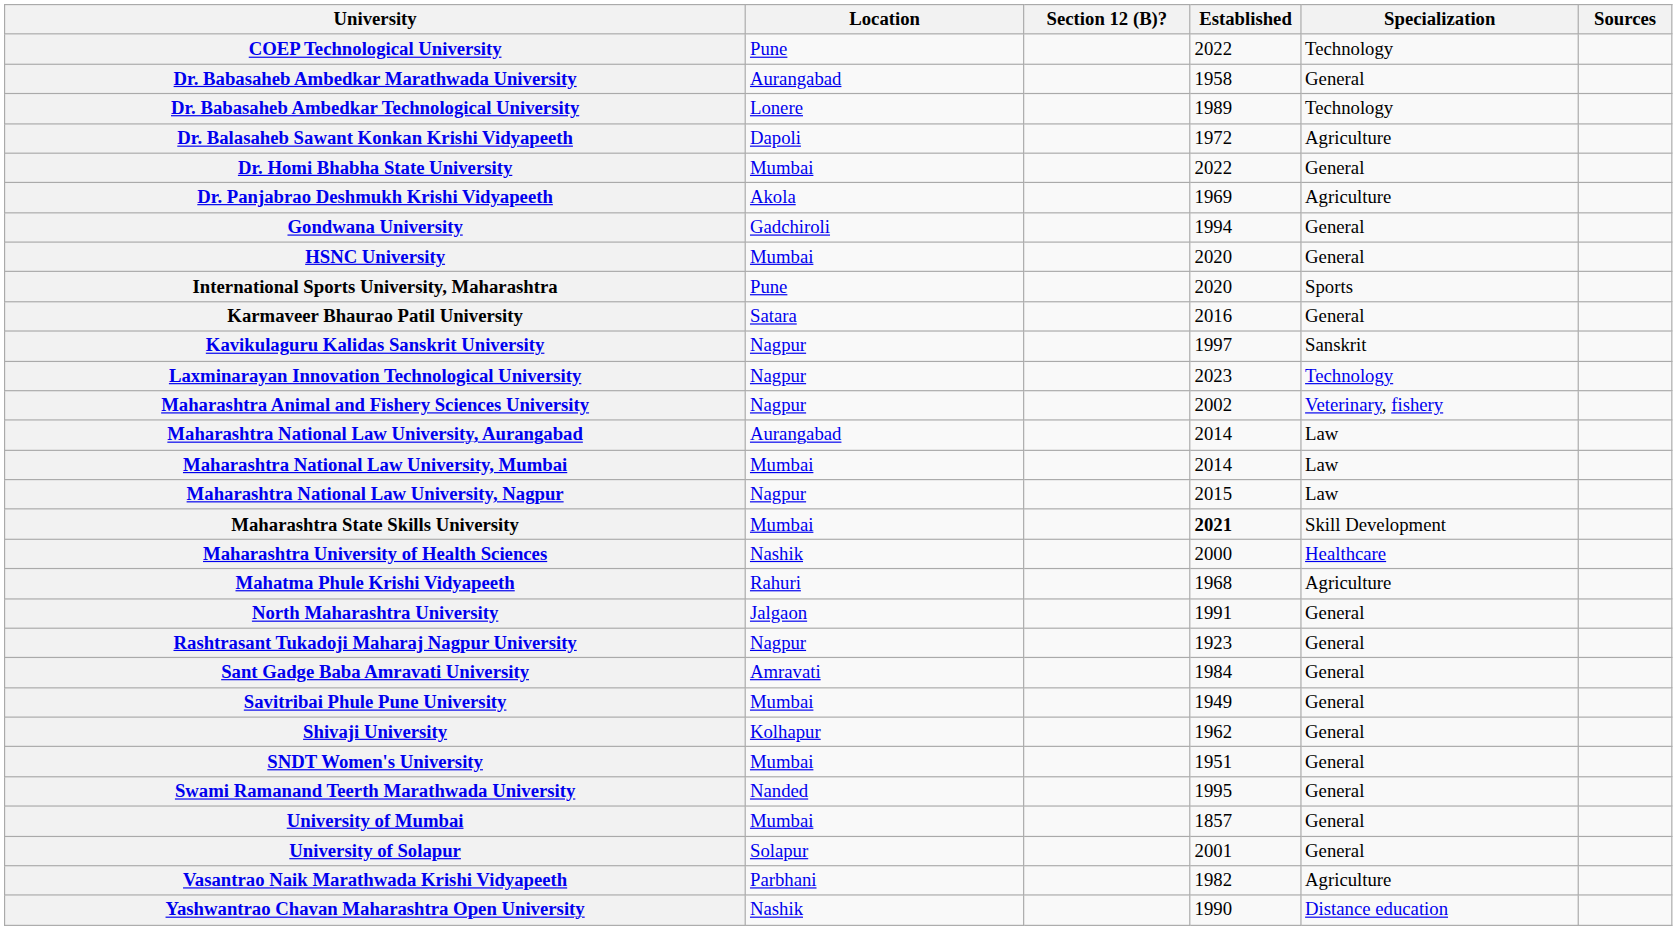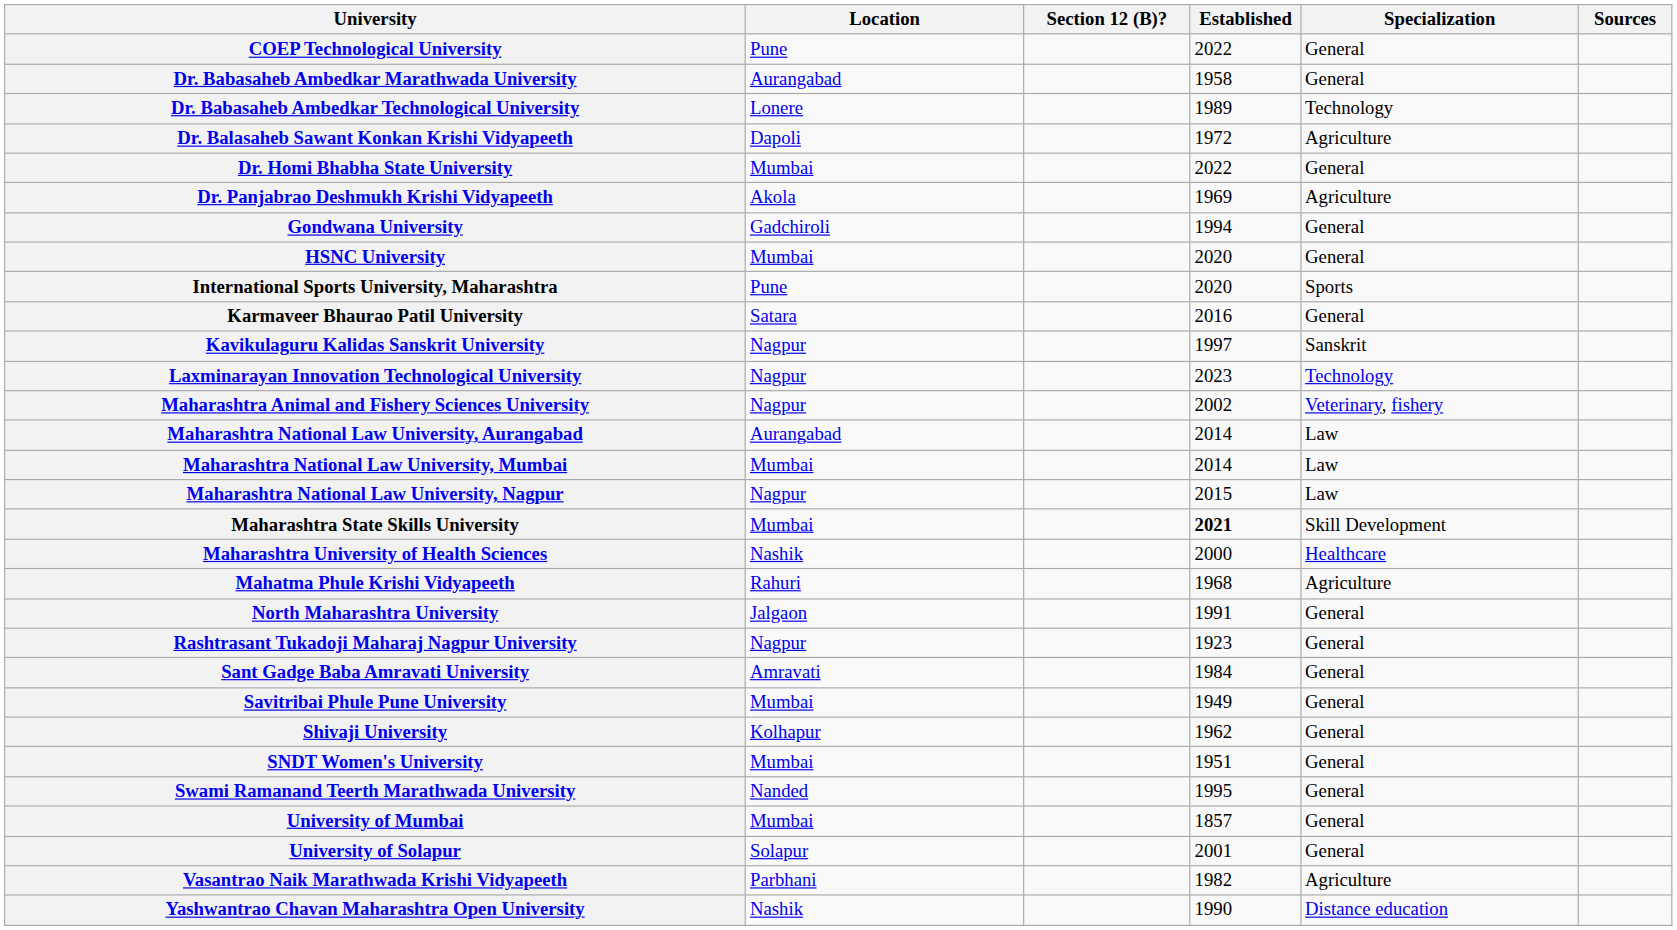(1349, 49) Technology -> (1335, 49) General
